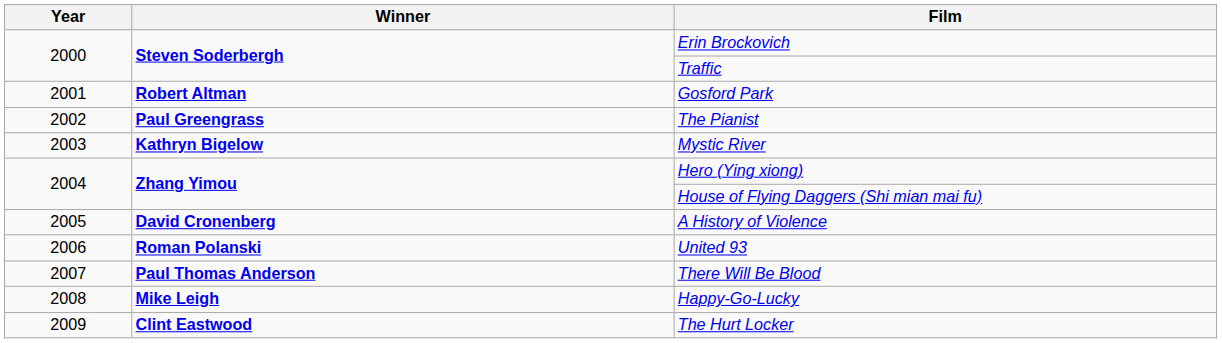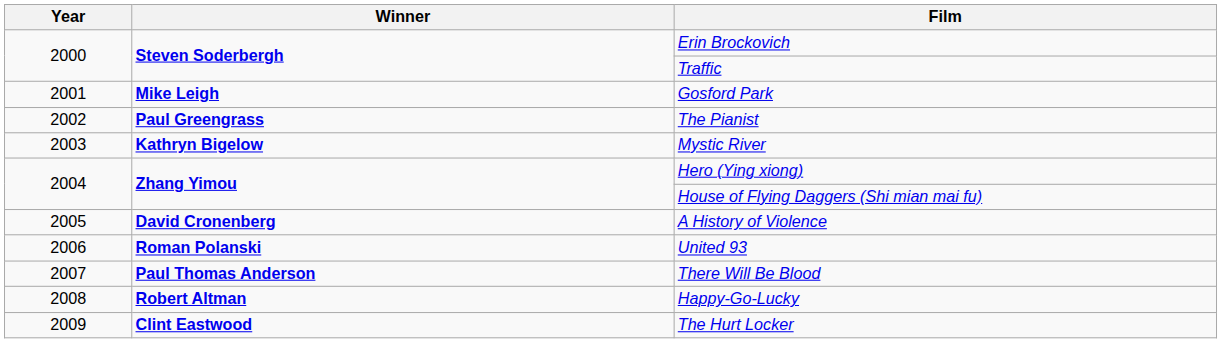(191, 94) Robert Altman -> (177, 94) Mike Leigh
(177, 299) Mike Leigh -> (191, 299) Robert Altman
